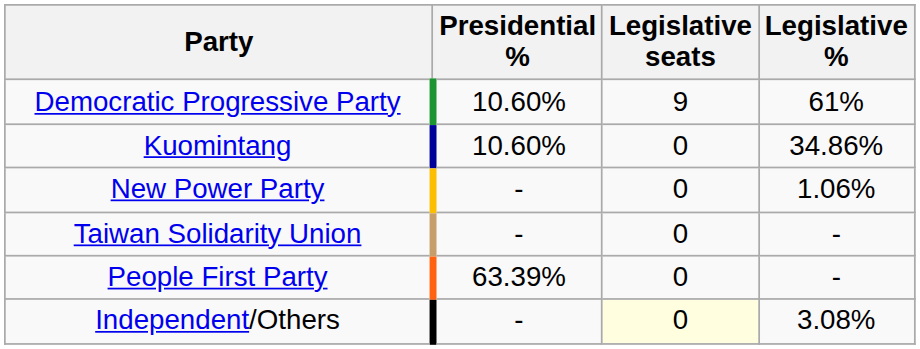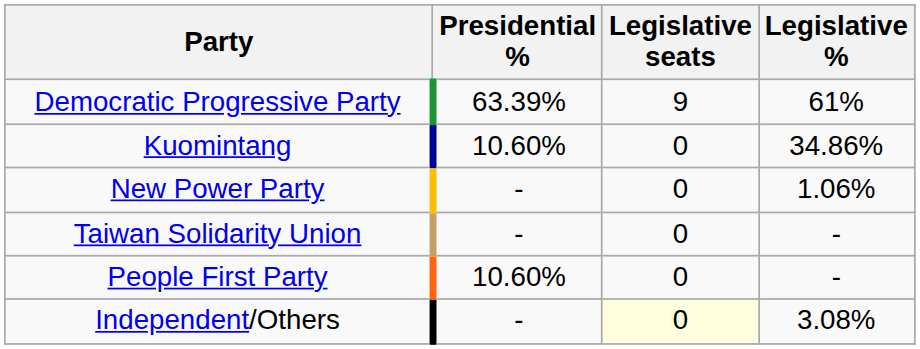(519, 101) 10.60% -> (519, 101) 63.39%
(519, 277) 63.39% -> (519, 277) 10.60%
